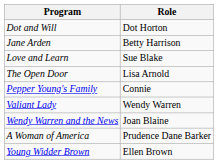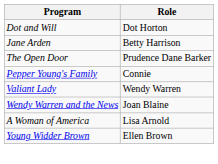- row: (37, 58)
(146, 74) Lisa Arnold -> (167, 58) Prudence Dane Barker
(167, 136) Prudence Dane Barker -> (146, 120) Lisa Arnold
